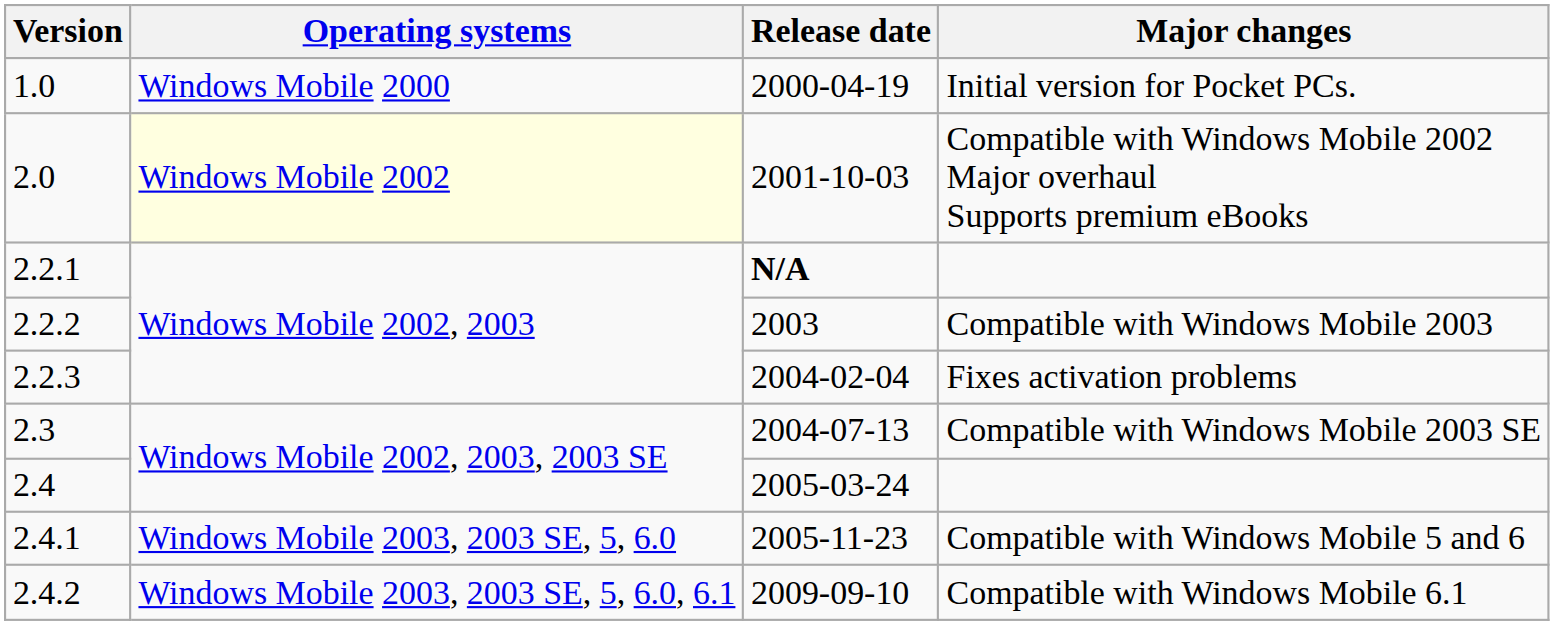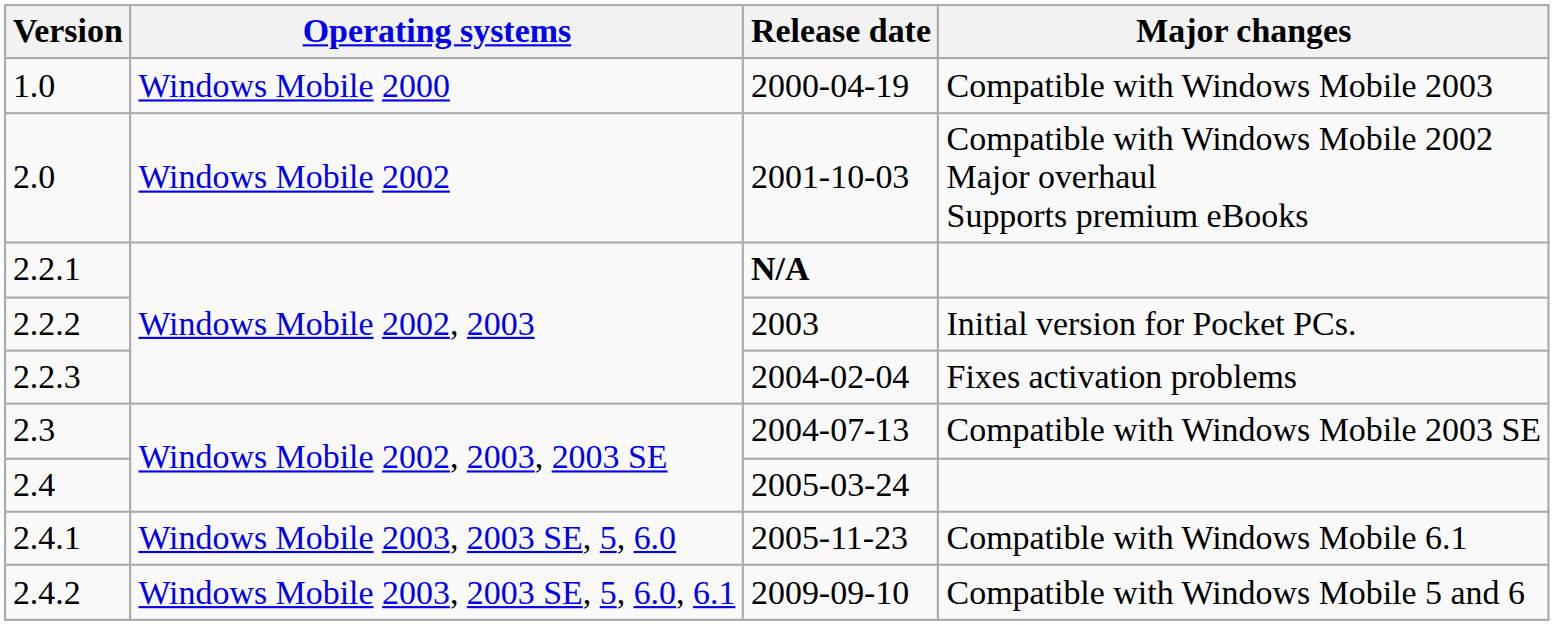(1151, 85) Initial version for Pocket PCs. -> (1220, 85) Compatible with Windows Mobile 2003
(294, 177) lightyellow background -> (294, 177) no background
(1220, 322) Compatible with Windows Mobile 2003 -> (1151, 322) Initial version for Pocket PCs.
(1236, 538) Compatible with Windows Mobile 5 and 6 -> (1207, 538) Compatible with Windows Mobile 6.1
(1207, 591) Compatible with Windows Mobile 6.1 -> (1236, 591) Compatible with Windows Mobile 5 and 6
